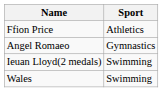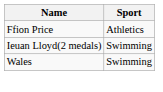- row: (38, 45)
